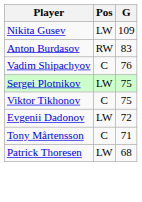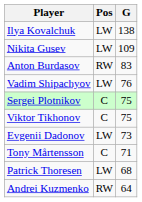+ row: (41, 30)
(104, 65) C -> (104, 83) LW
(104, 83) LW -> (104, 100) C
(126, 118) 72 -> (126, 135) 73
+ row: (48, 188)
